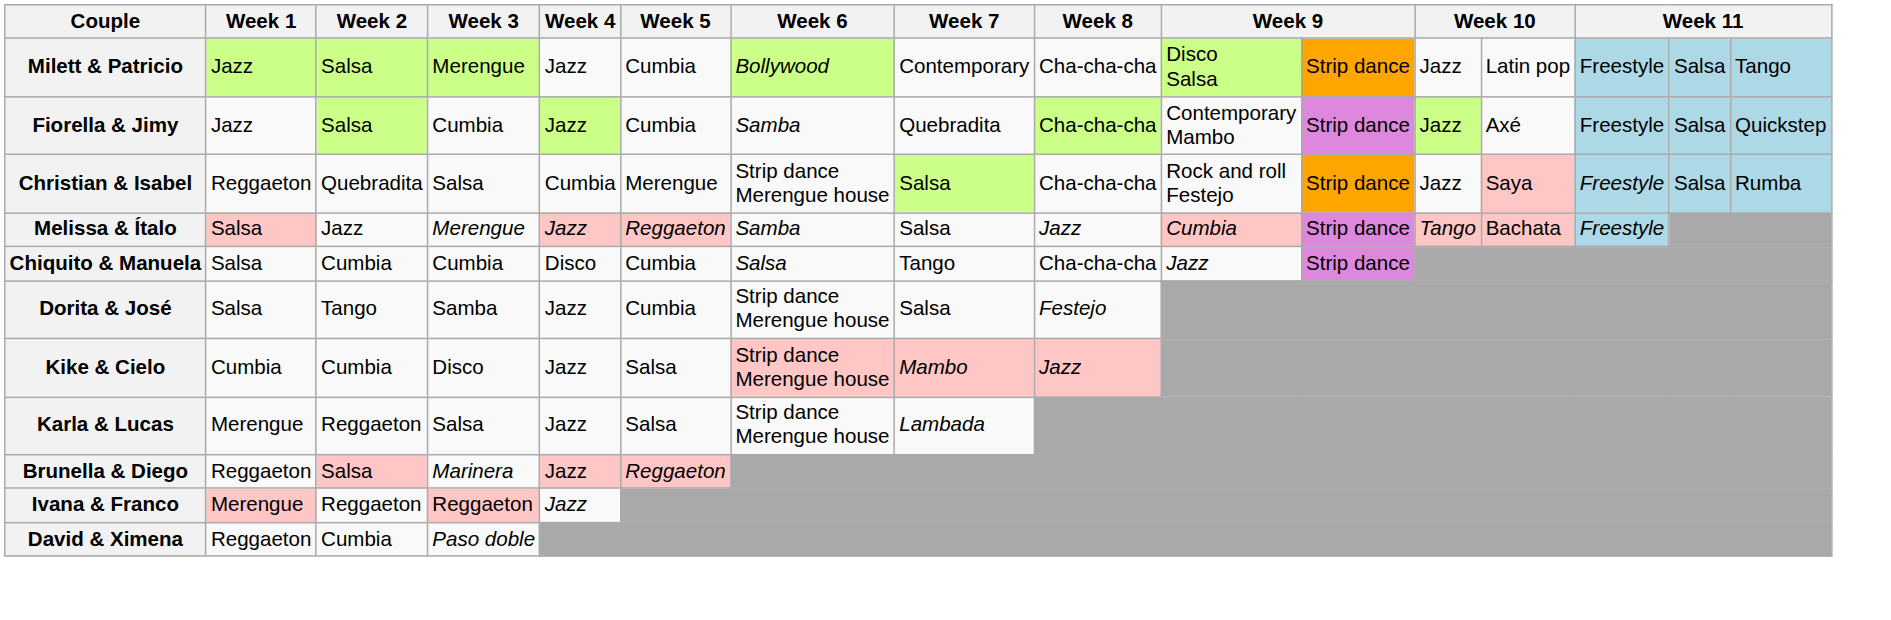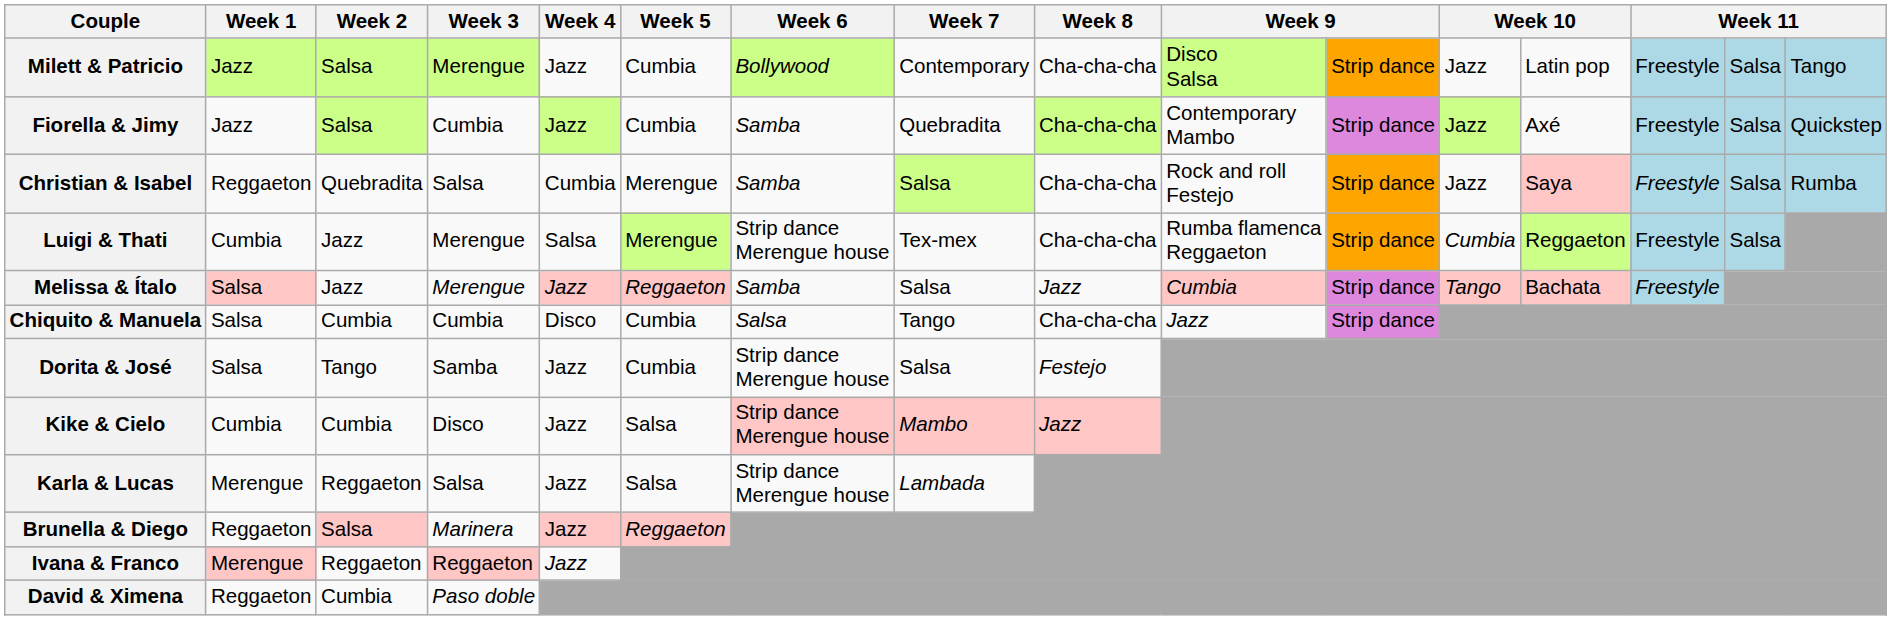(812, 183) Strip dance Merengue house -> (768, 183) Samba
+ row: (105, 241)
